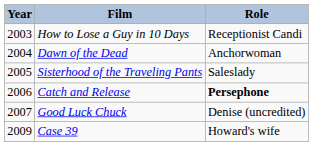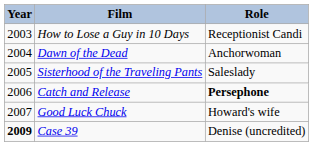(257, 111) Denise (uncredited) -> (244, 111) Howard's wife
(20, 131) normal -> (20, 131) bold
(244, 131) Howard's wife -> (257, 131) Denise (uncredited)
